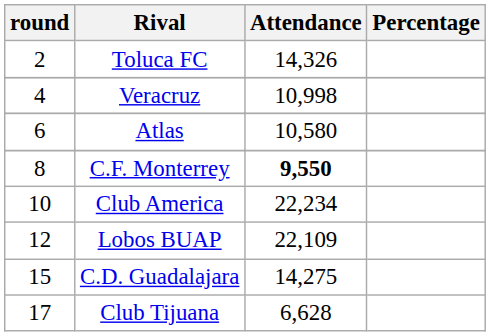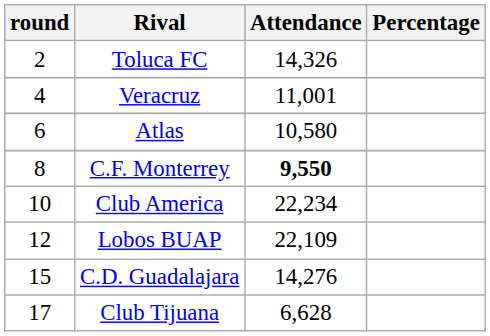(306, 95) 10,998 -> (306, 95) 11,001
(306, 276) 14,275 -> (306, 276) 14,276
